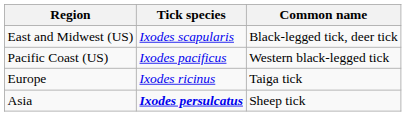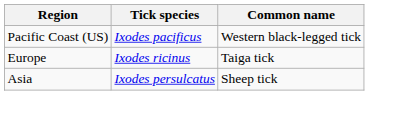- row: (70, 36)
(191, 100) bold -> (165, 79) normal
